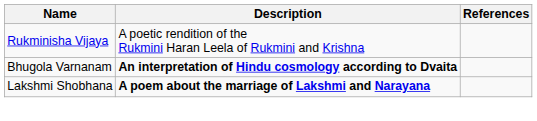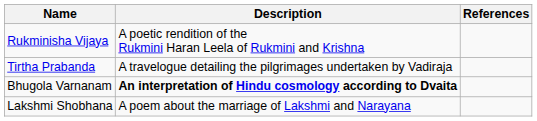+ row: (51, 67)
(274, 86) bold -> (265, 106) normal
